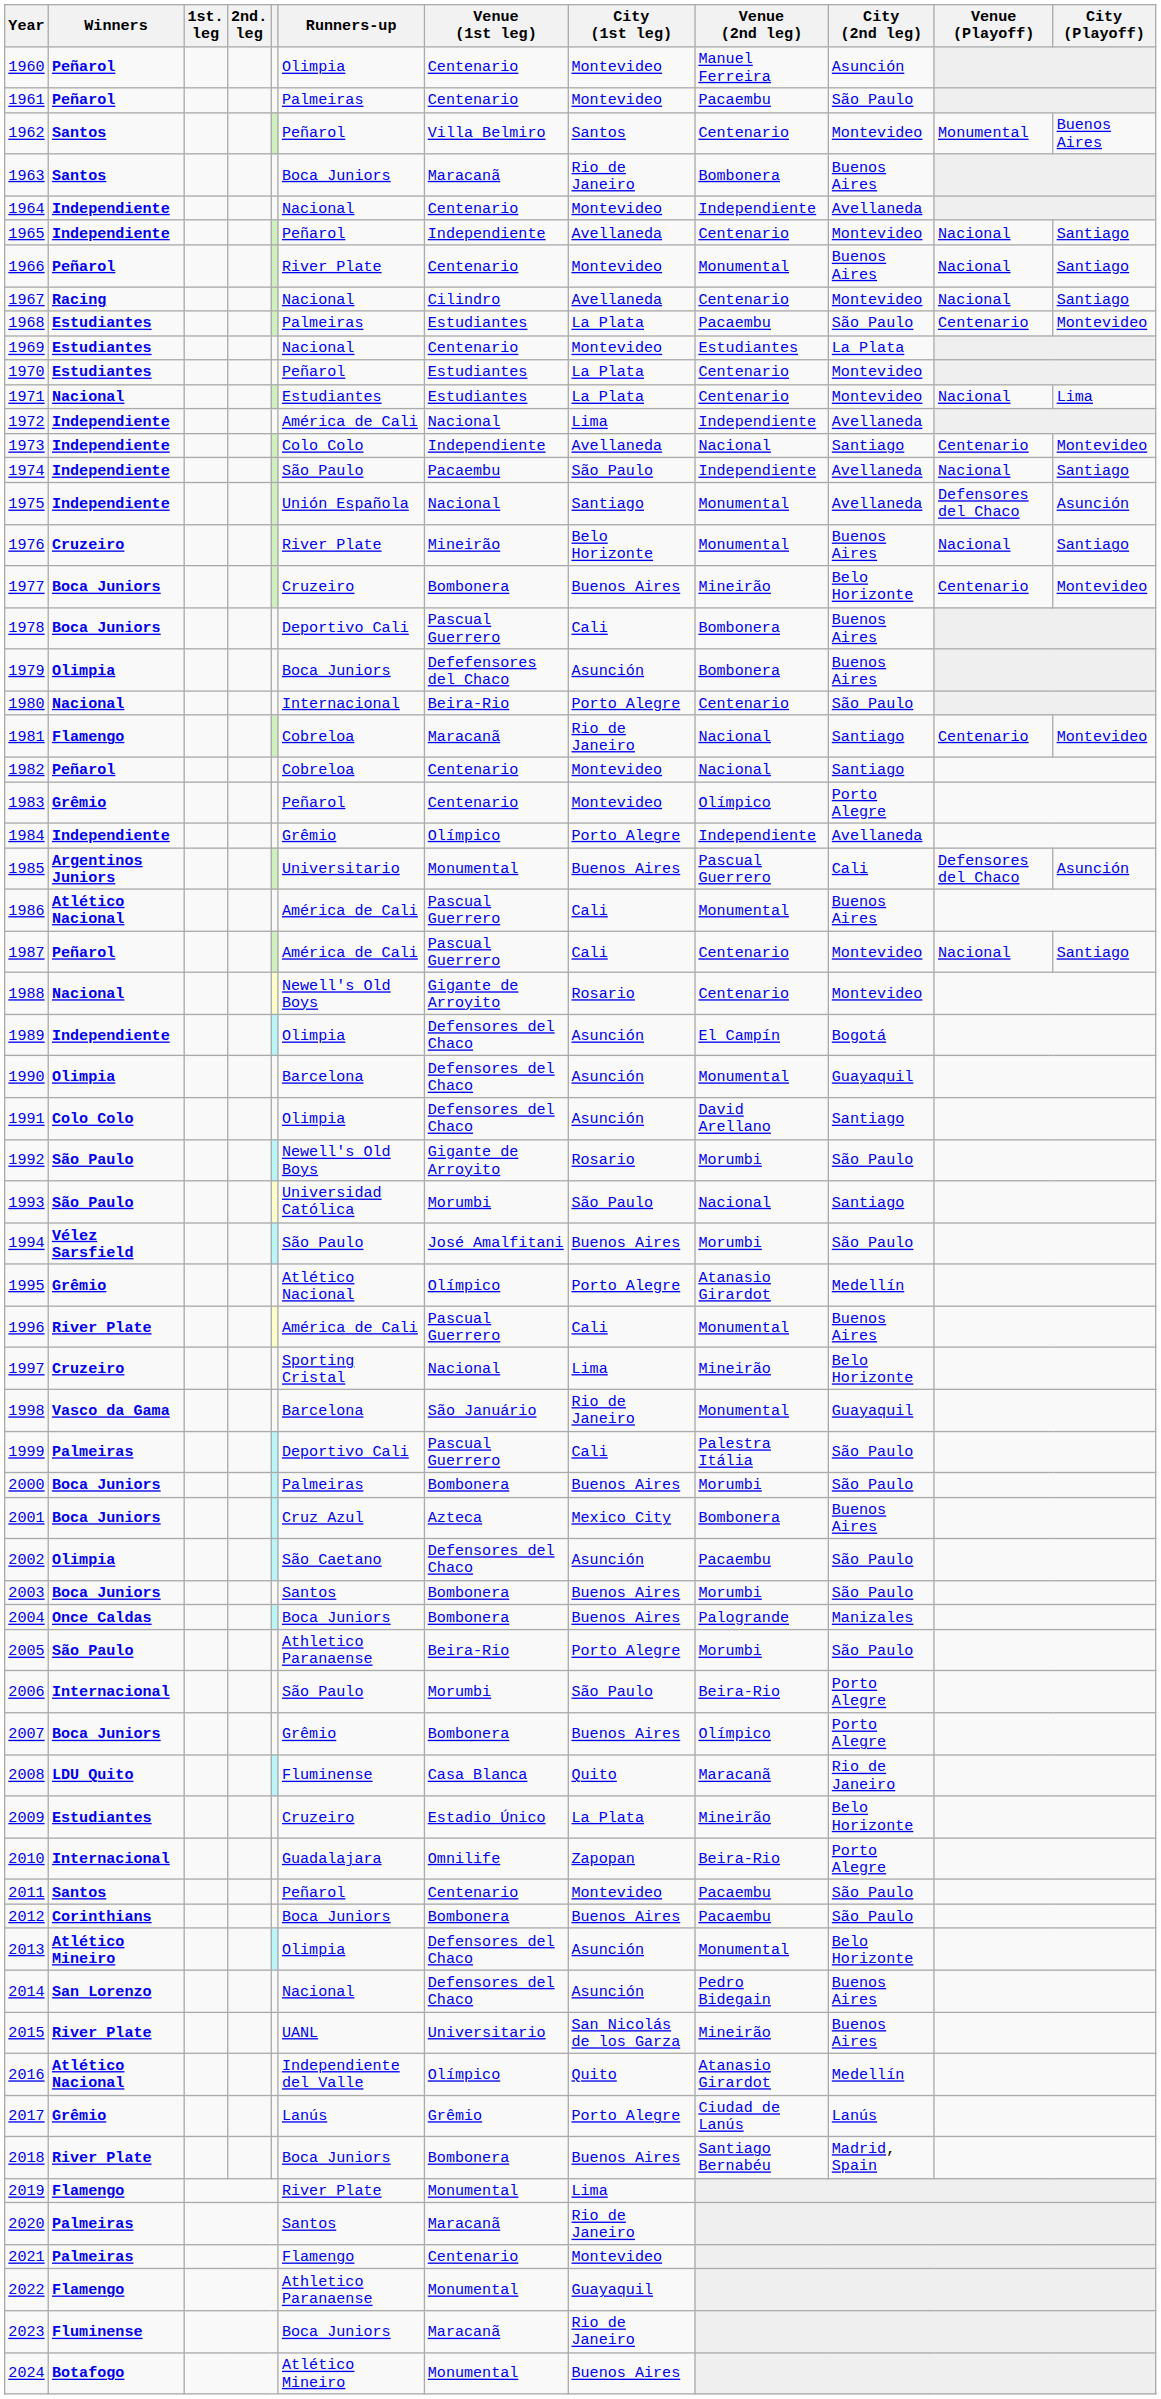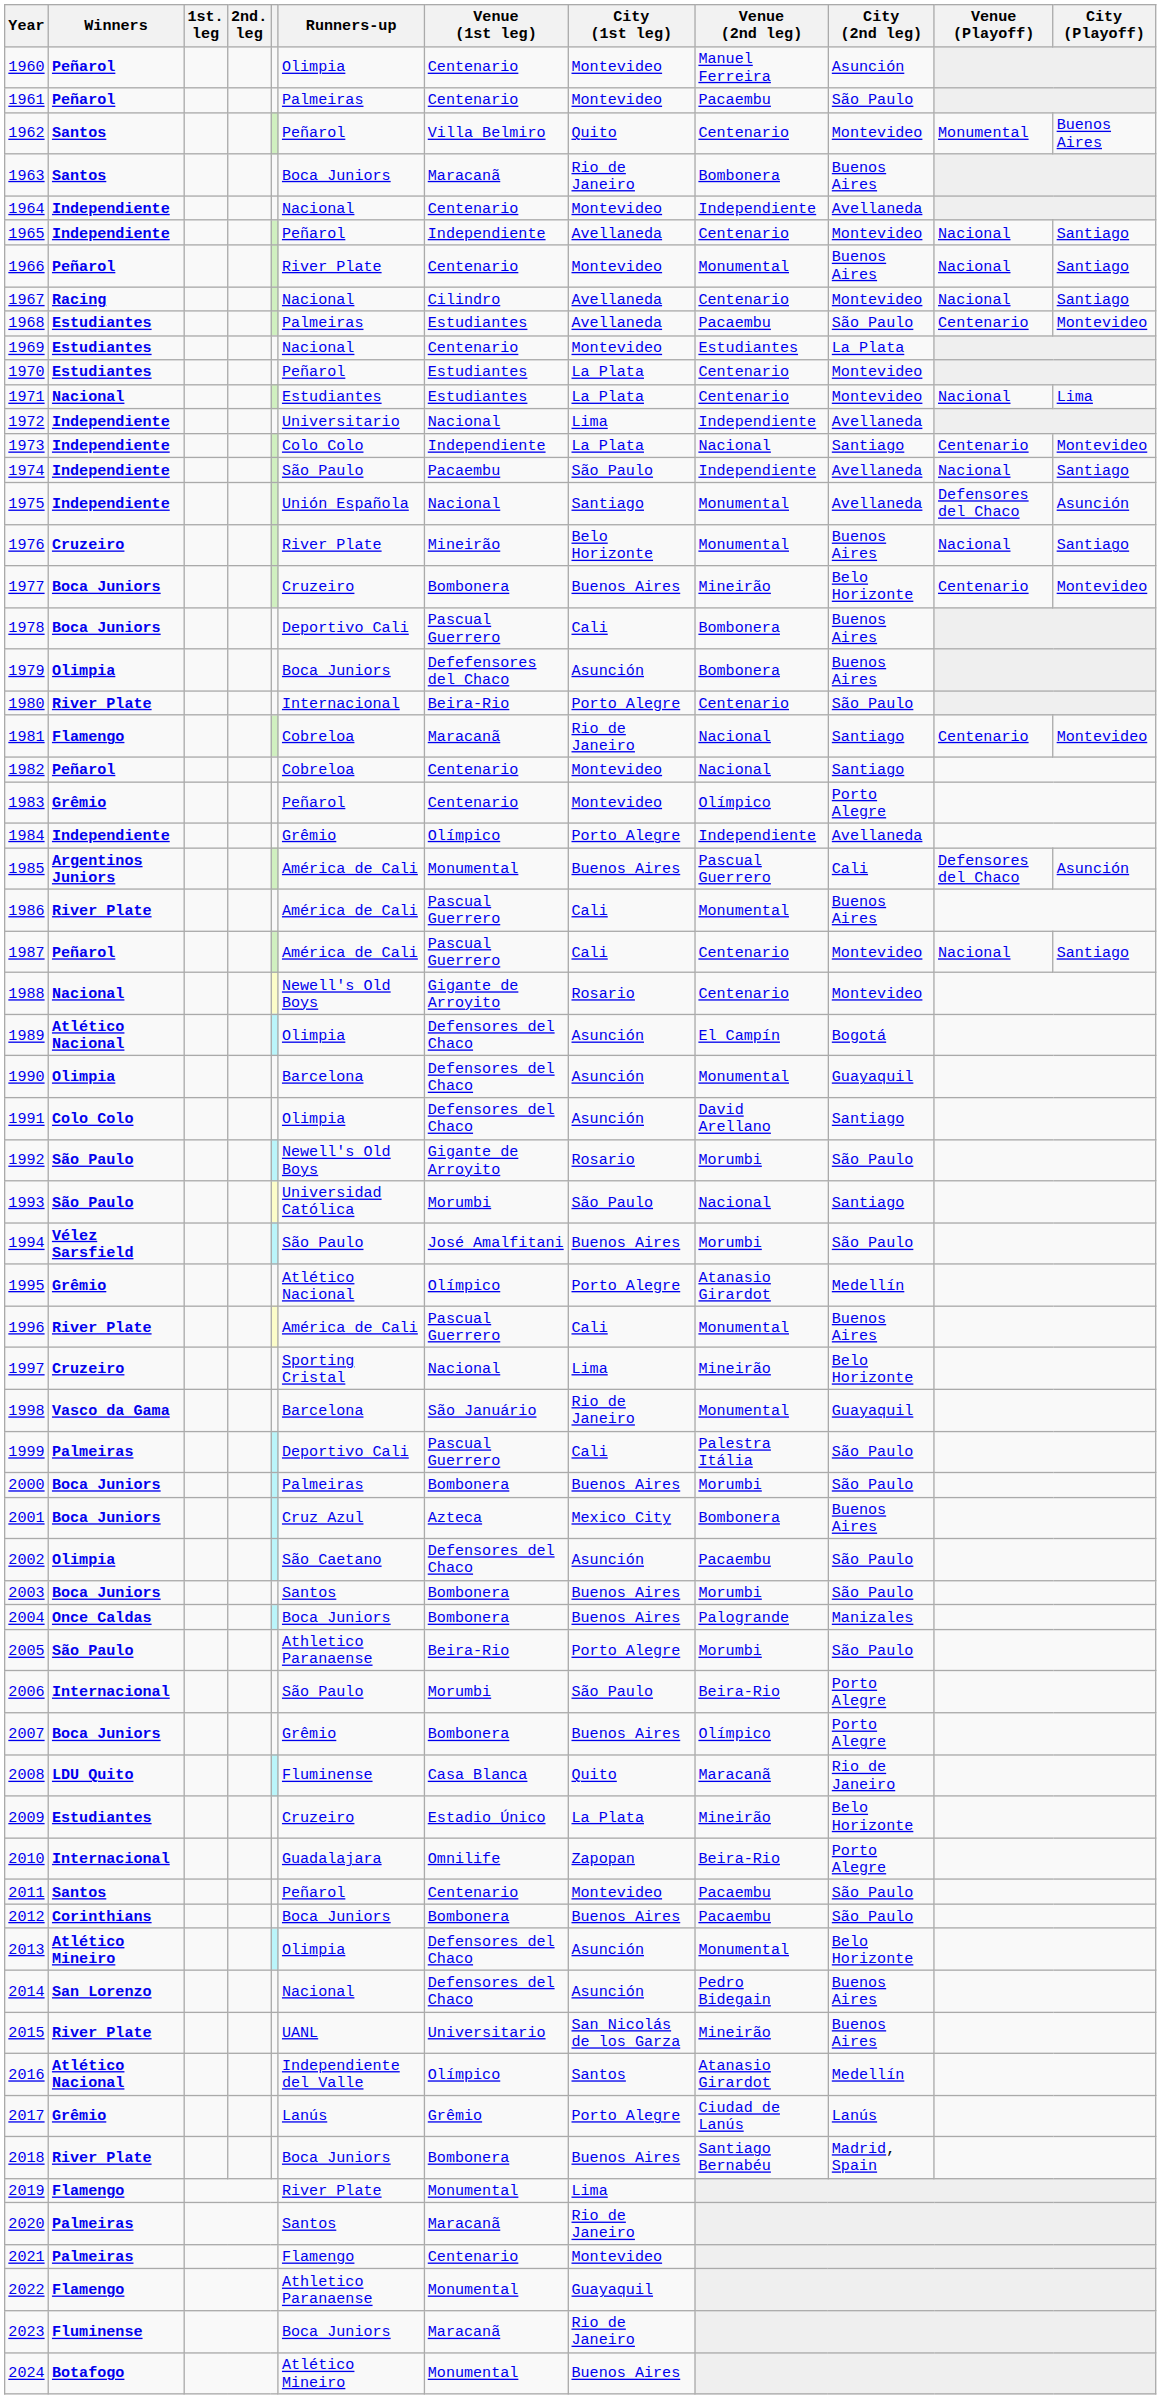(599, 134) Santos -> (594, 134) Quito
(608, 324) La Plata -> (617, 324) Avellaneda
(350, 422) América de Cali -> (341, 422) Universitario
(617, 446) Avellaneda -> (608, 446) La Plata
(88, 704) Nacional -> (102, 704) River Plate
(341, 869) Universitario -> (350, 869) América de Cali
(88, 911) Atlético Nacional -> (102, 911) River Plate
(111, 1036) Independiente -> (88, 1036) Atlético Nacional
(594, 2075) Quito -> (599, 2075) Santos
